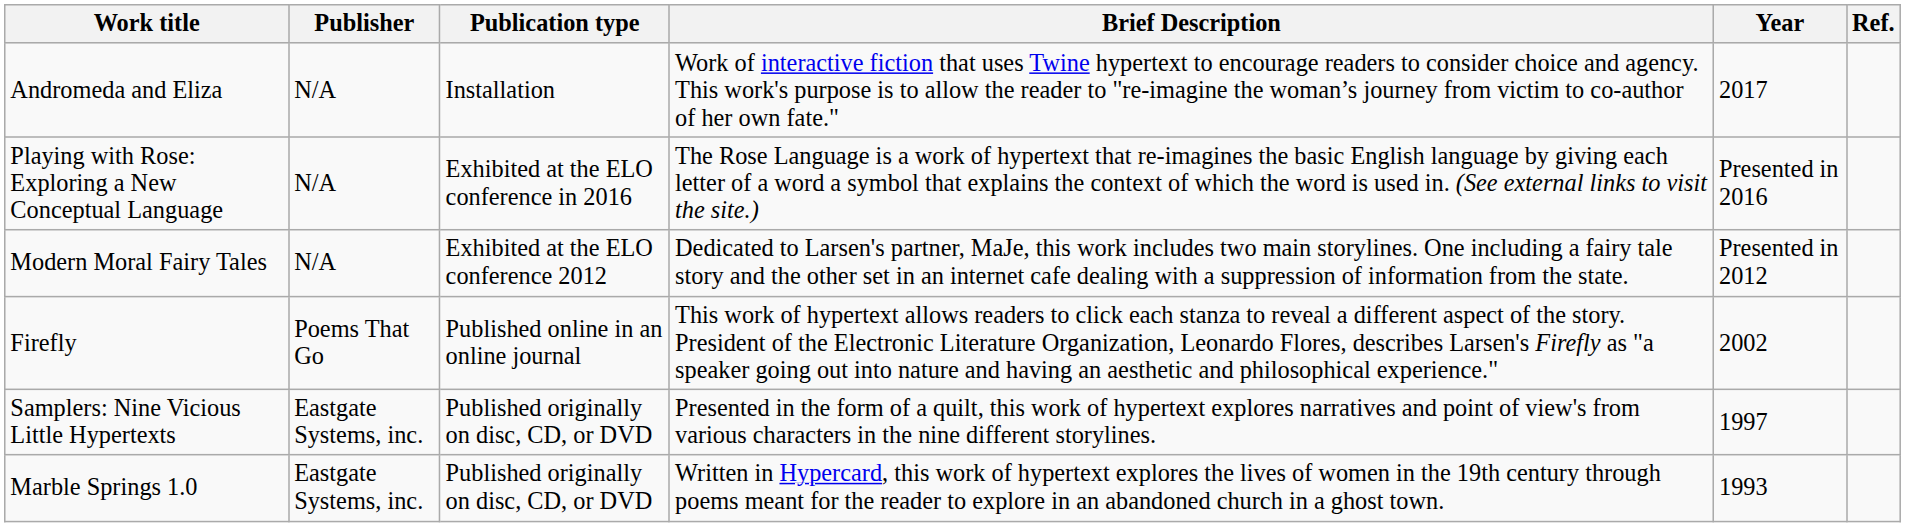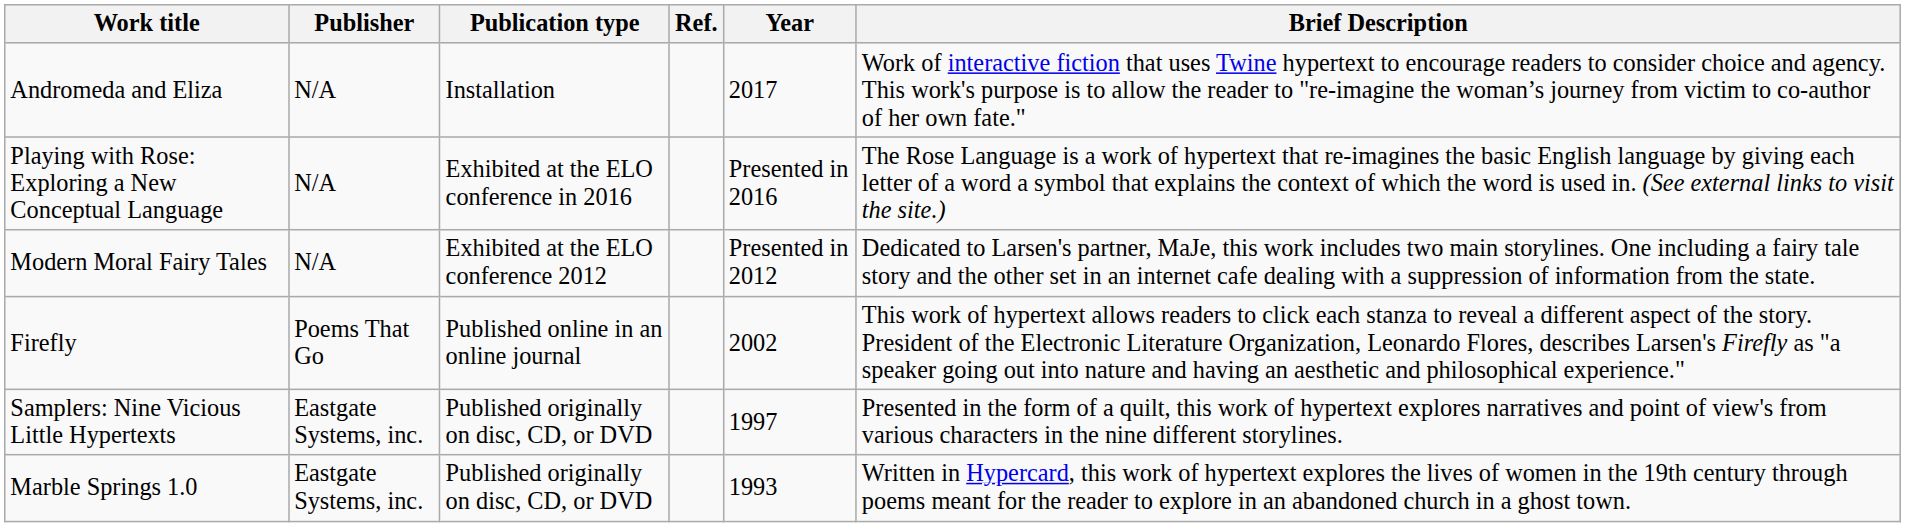columns swapped: (1191, 23) <-> (1873, 23)
